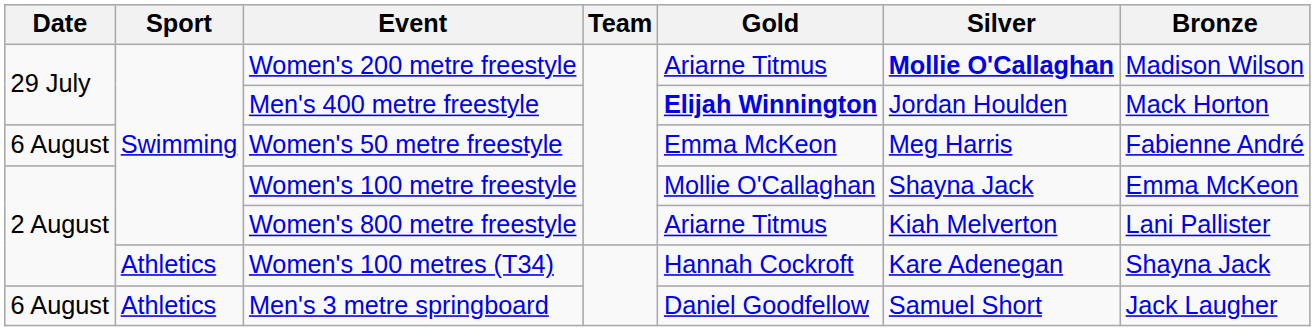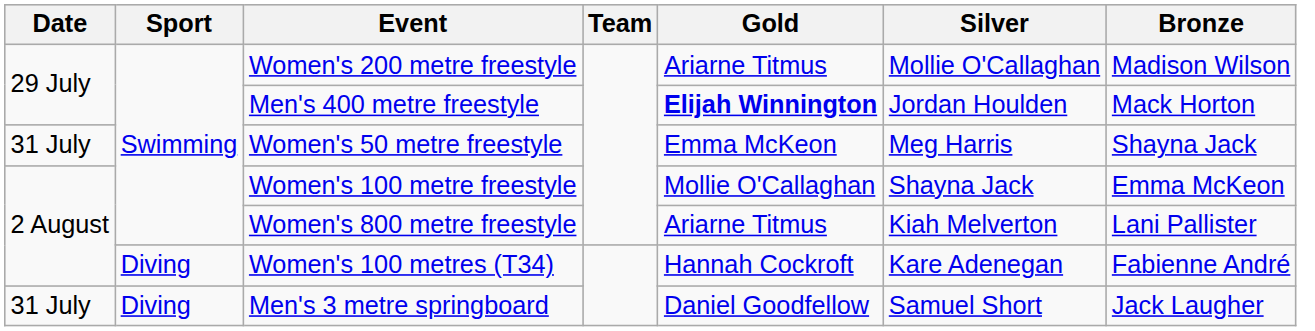(1001, 64) bold -> (994, 64) normal
(60, 144) 6 August -> (51, 144) 31 July
(1215, 144) Fabienne André -> (1184, 144) Shayna Jack
(168, 265) Athletics -> (156, 265) Diving
(1198, 265) Shayna Jack -> (1201, 265) Fabienne André
(60, 305) 6 August -> (51, 305) 31 July
(168, 305) Athletics -> (156, 305) Diving
